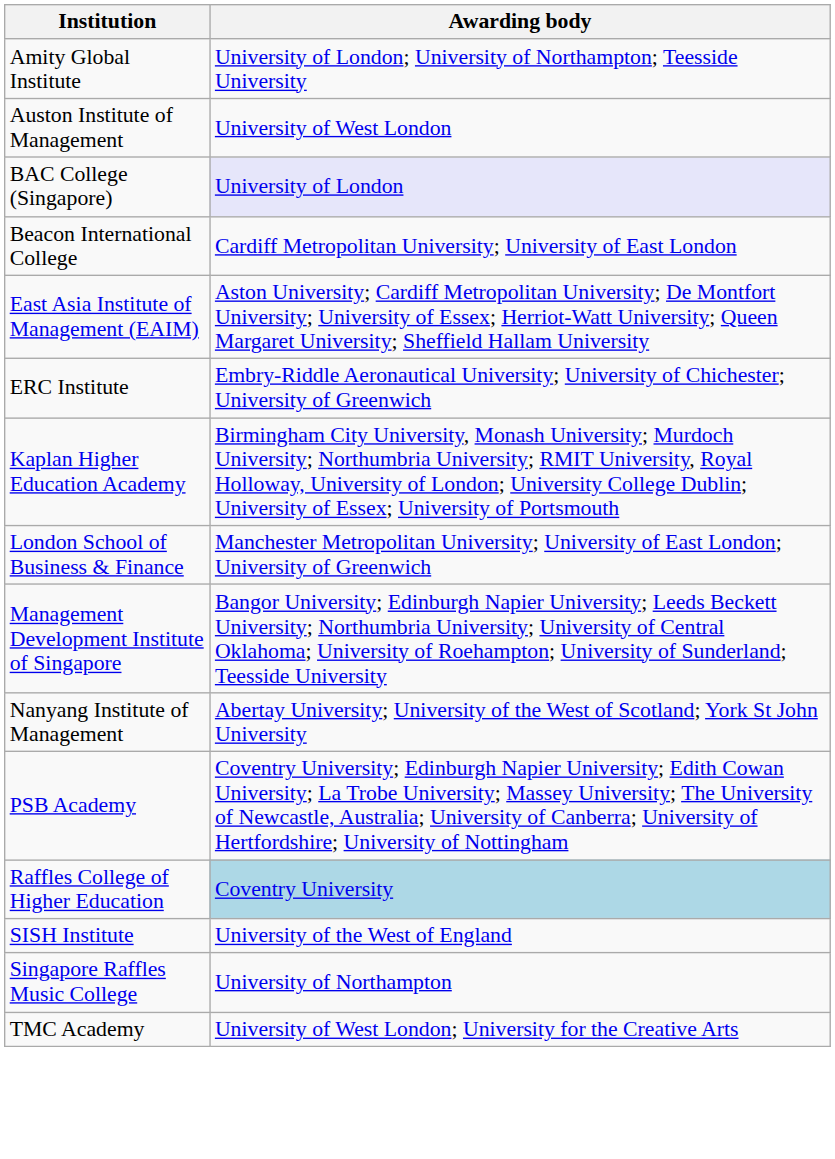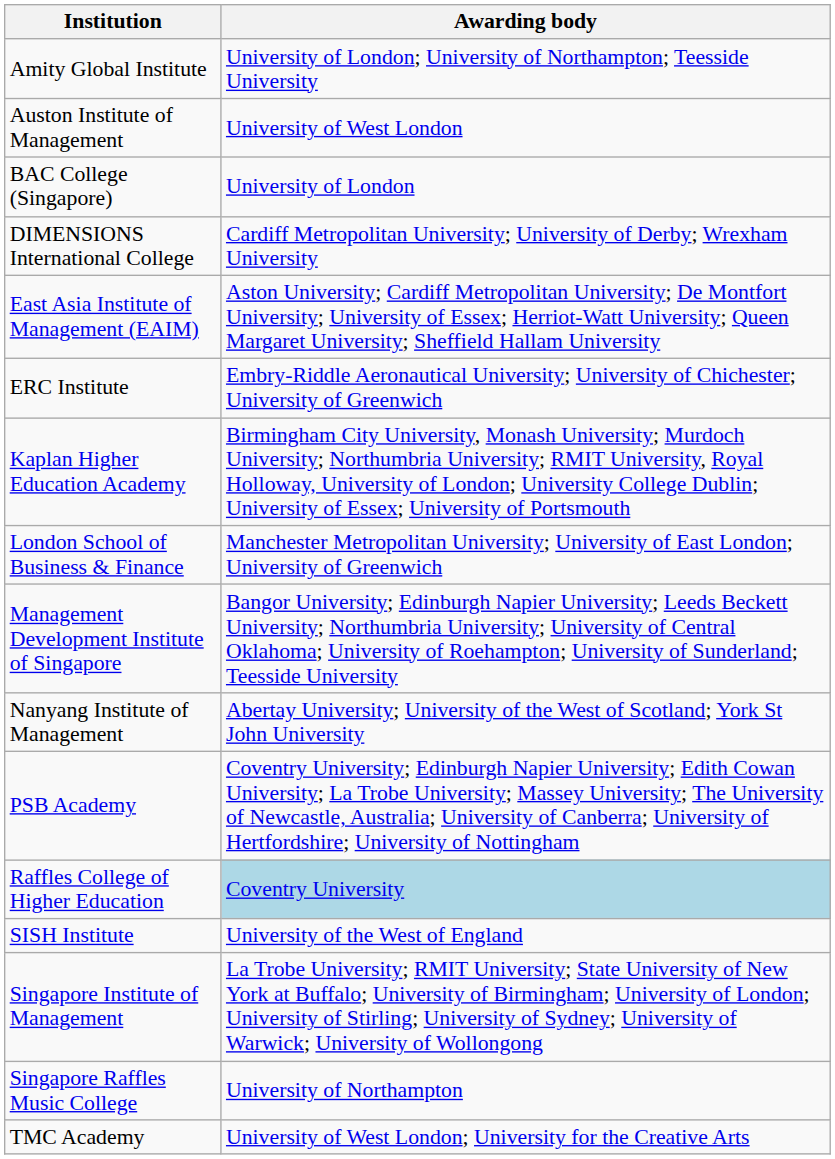(309, 186) lavender background -> (320, 186) no background
- row: (101, 245)
+ row: (102, 245)
+ row: (104, 1006)
